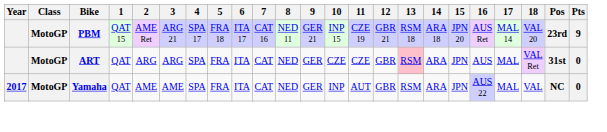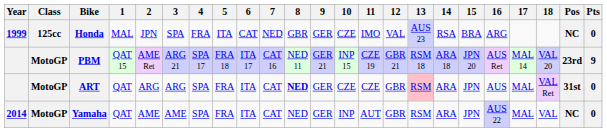+ row: (89, 33)
(288, 60) normal -> (298, 87) bold
(17, 87) 2017 -> (17, 114) 2014
